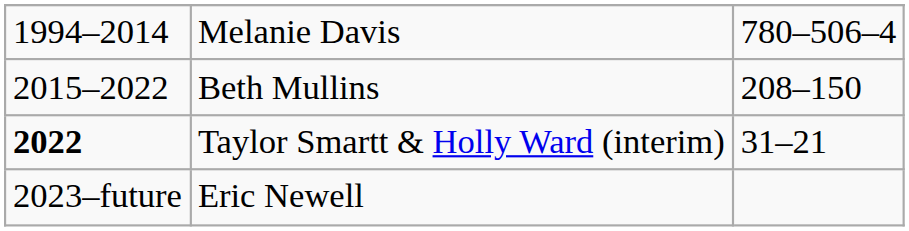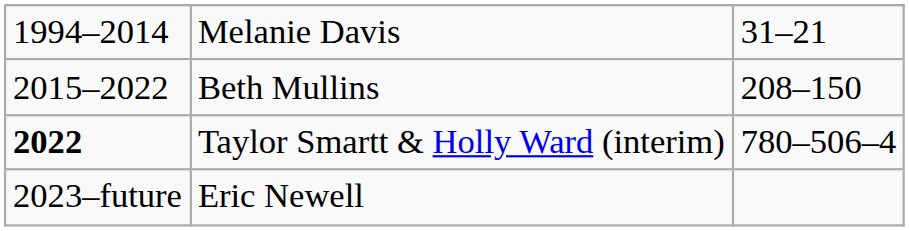(818, 31) 780–506–4 -> (784, 31) 31–21
(784, 141) 31–21 -> (818, 141) 780–506–4
